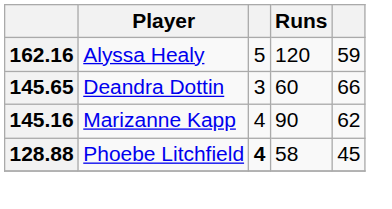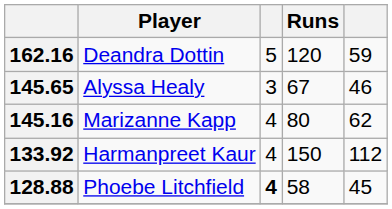(144, 54) Alyssa Healy -> (154, 54) Deandra Dottin
(154, 87) Deandra Dottin -> (144, 87) Alyssa Healy
(287, 87) 60 -> (298, 87) 67
(349, 87) 66 -> (360, 87) 46
(287, 120) 90 -> (298, 120) 80
+ row: (42, 154)
